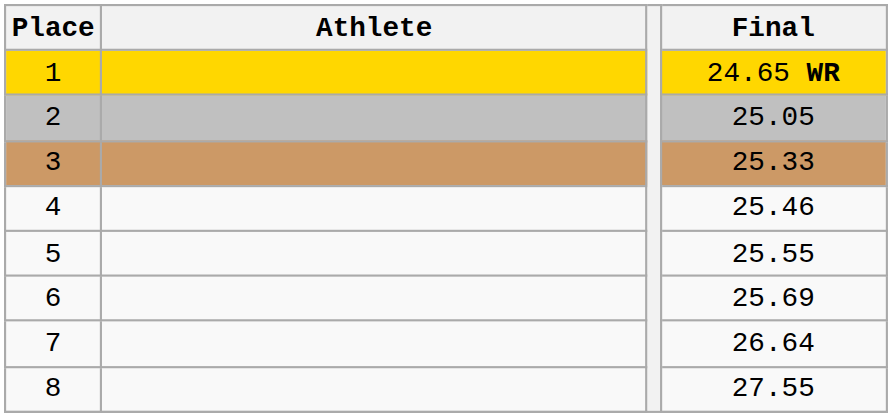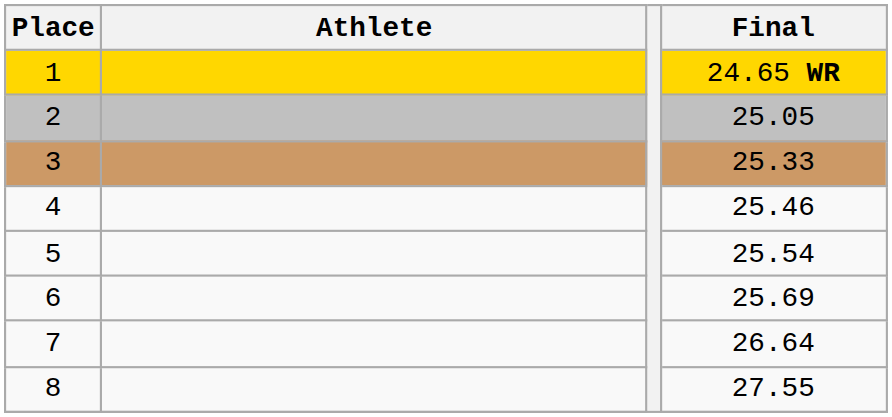(773, 253) 25.55 -> (773, 253) 25.54
